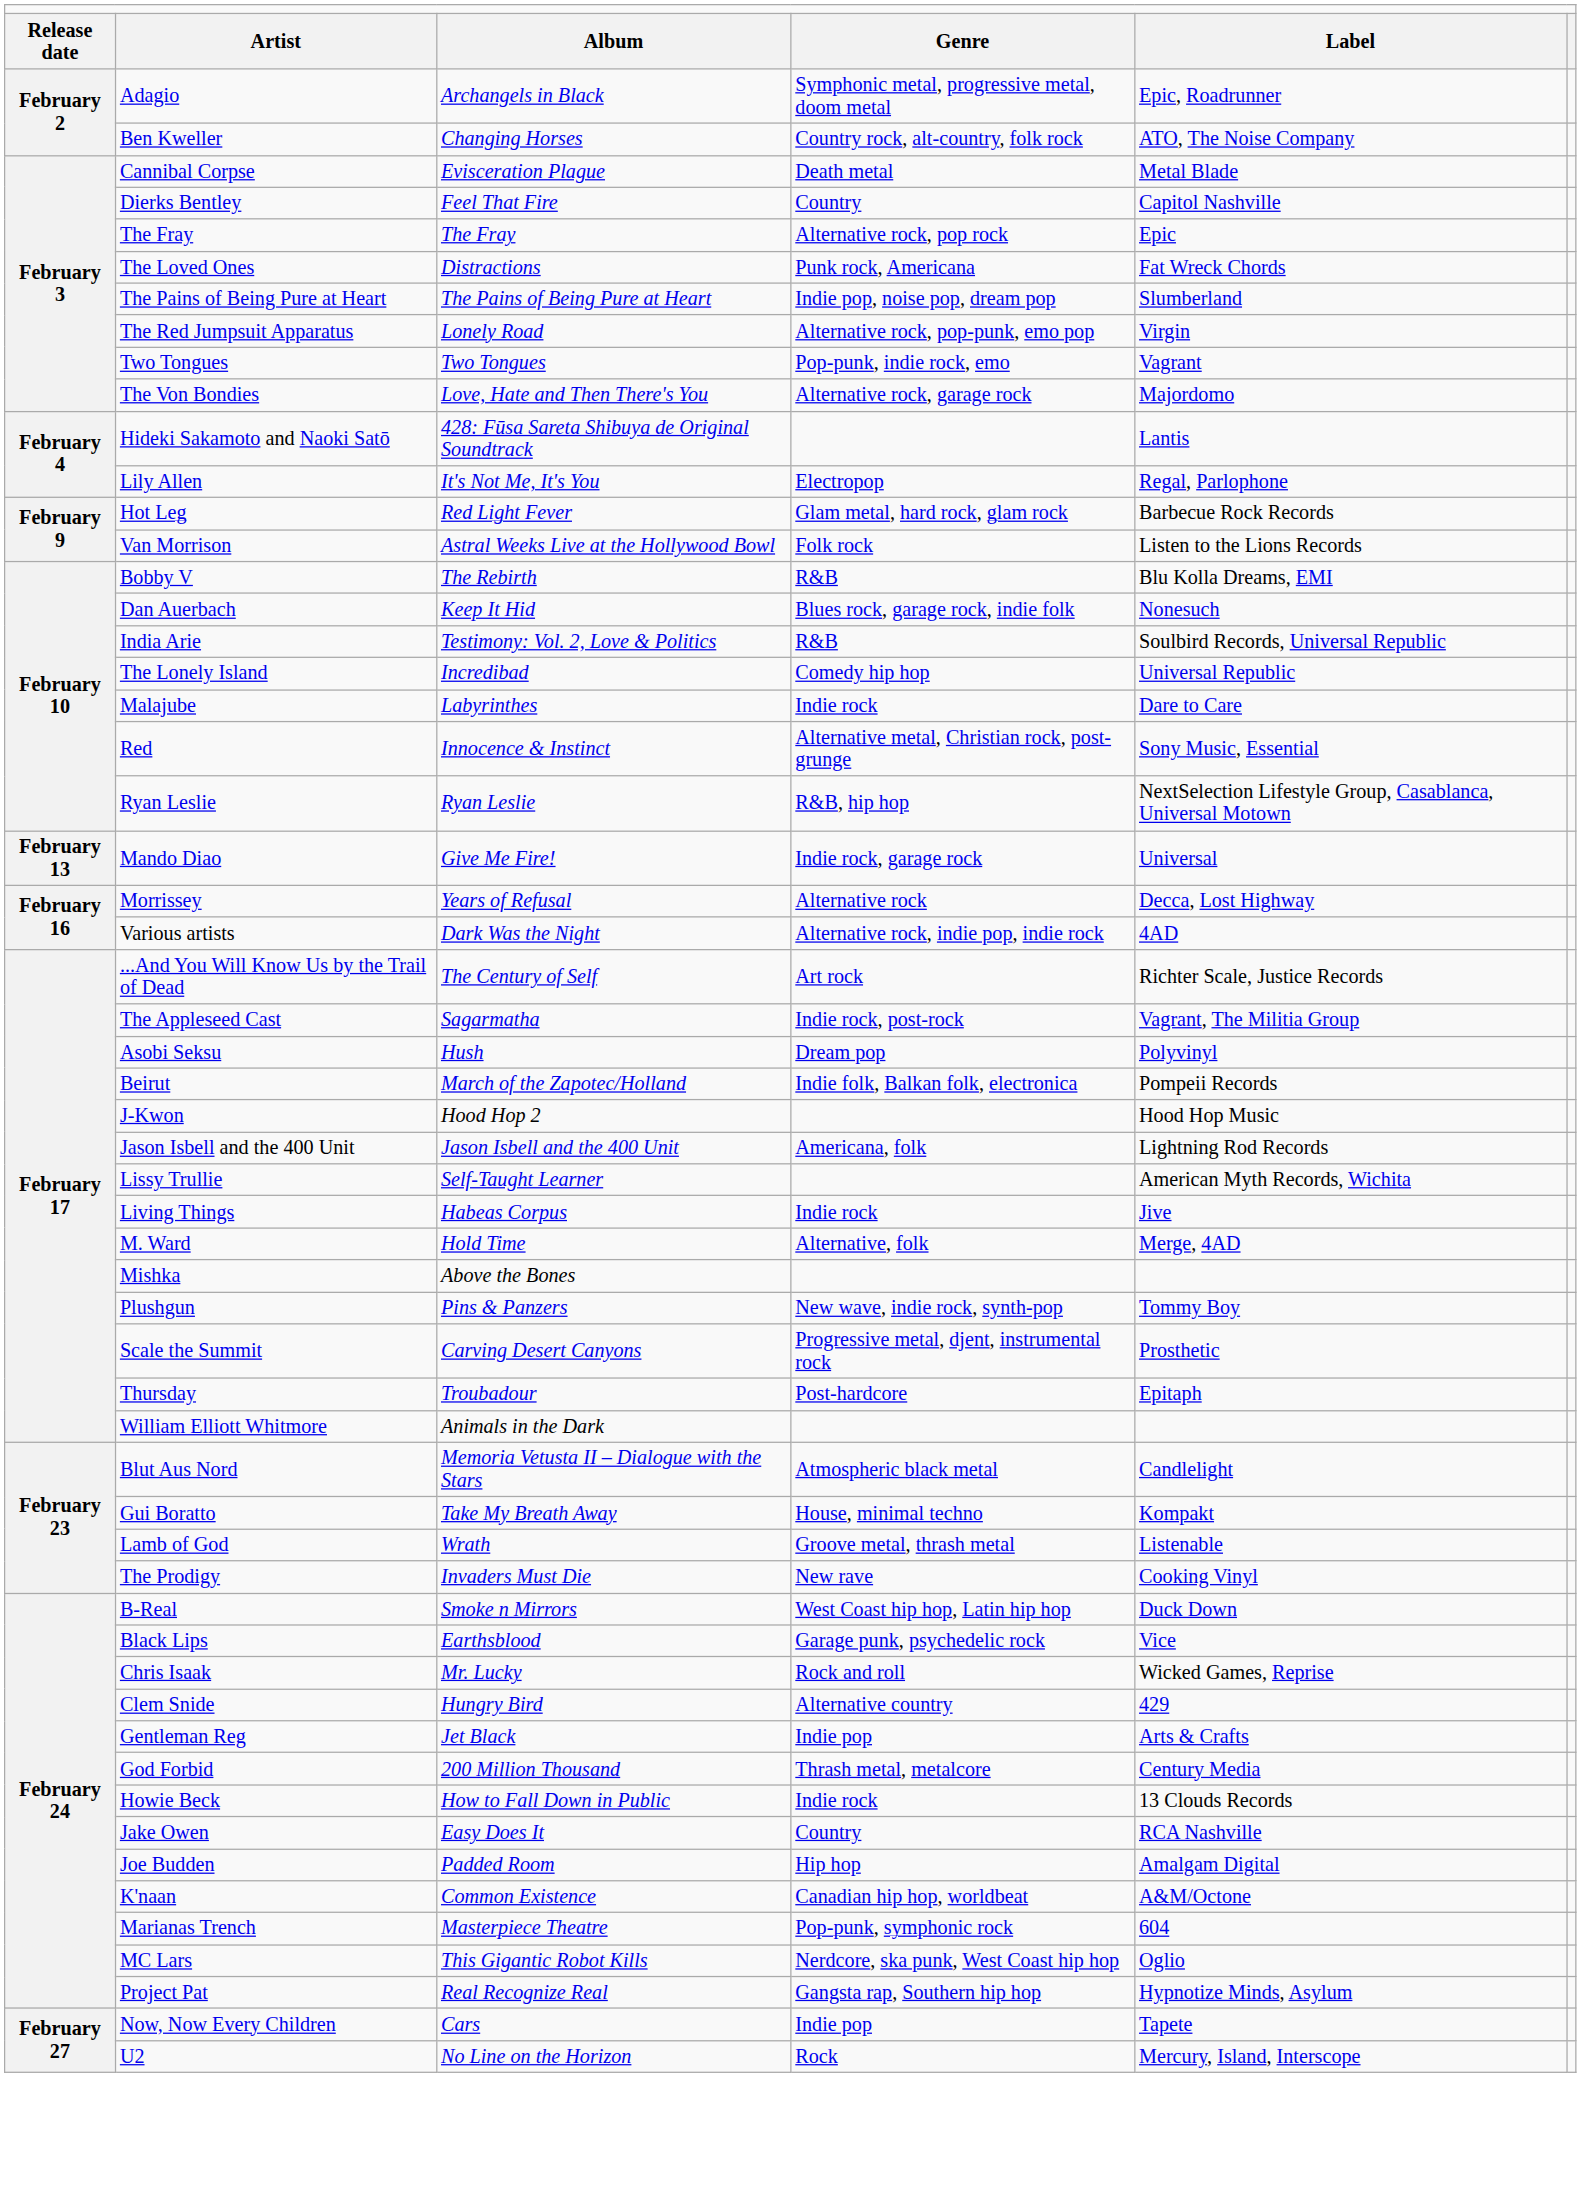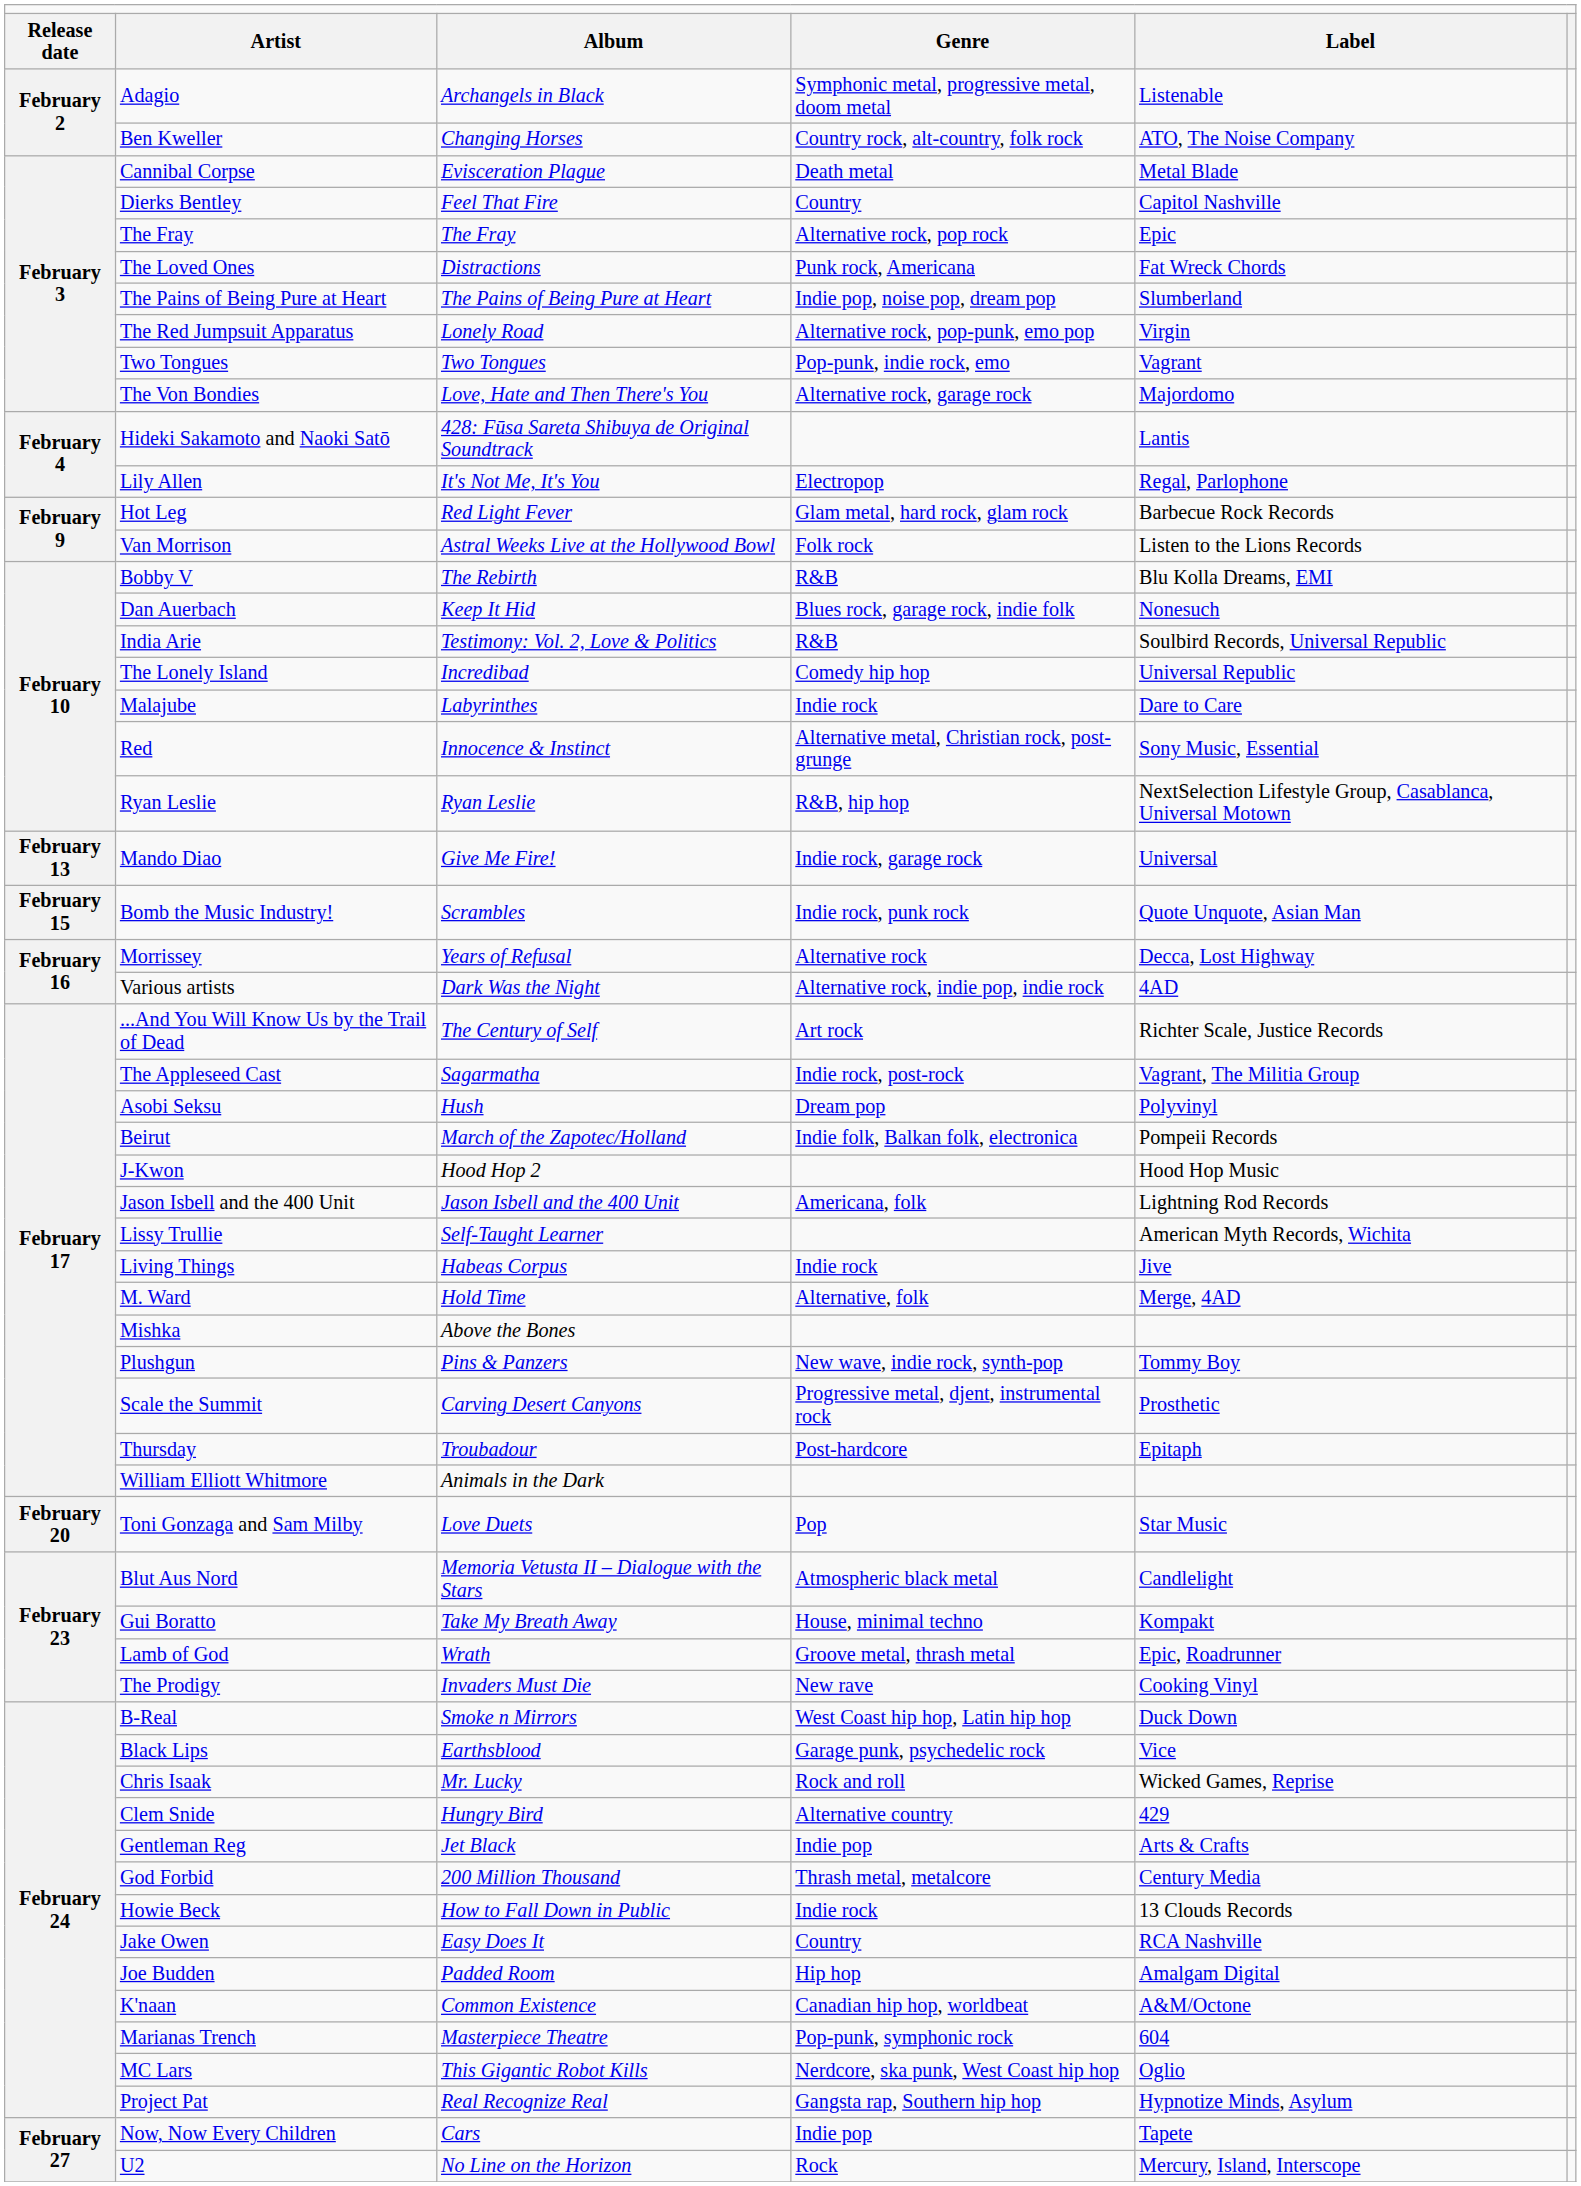(1210, 95) Epic, Roadrunner -> (1181, 95) Listenable
+ row: (227, 912)
+ row: (241, 1524)
(1181, 1544) Listenable -> (1210, 1654) Epic, Roadrunner
